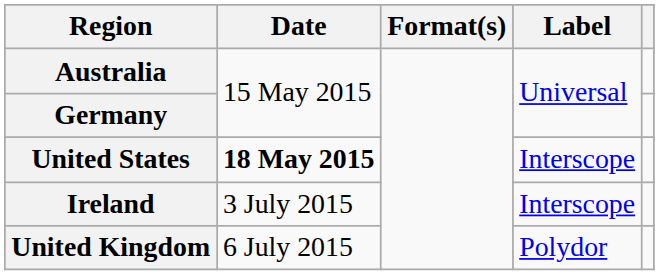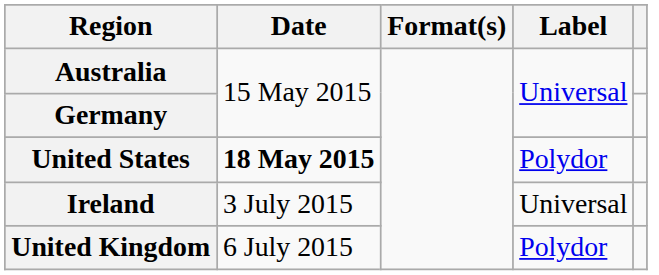(577, 159) Interscope -> (563, 159) Polydor
(577, 203) Interscope -> (573, 203) Universal
